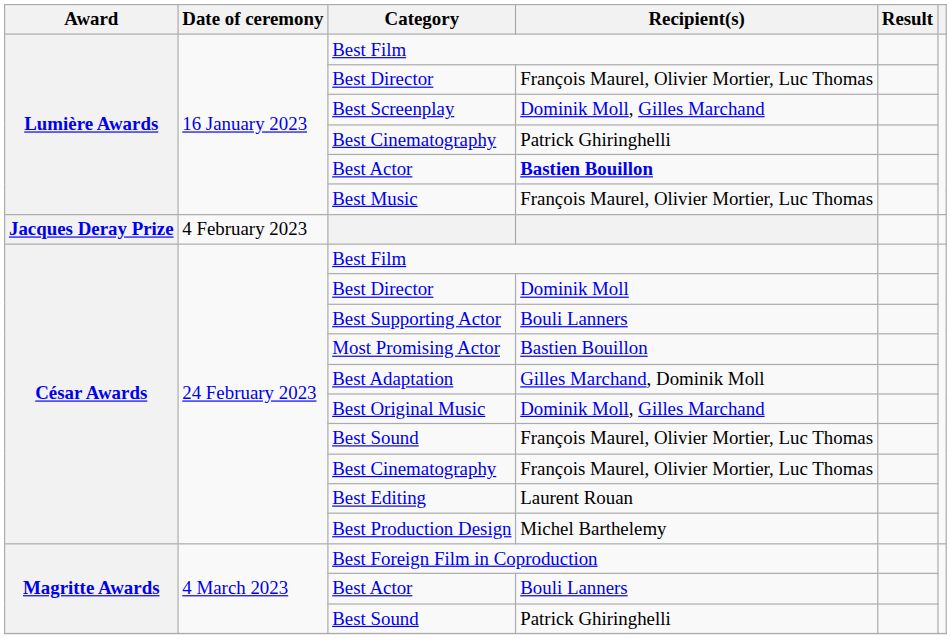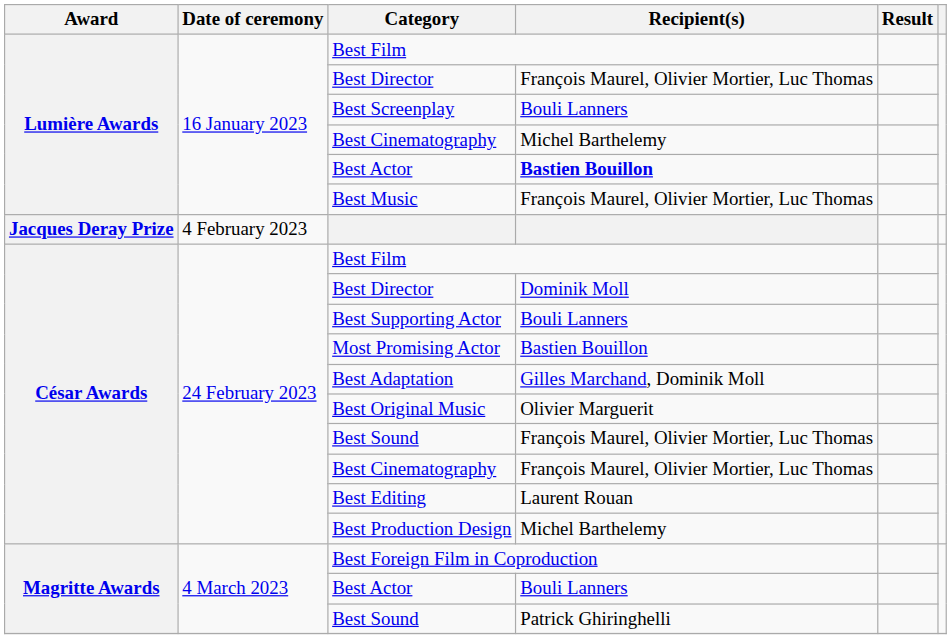(642, 109) Dominik Moll, Gilles Marchand -> (574, 109) Bouli Lanners
(595, 139) Patrick Ghiringhelli -> (593, 139) Michel Barthelemy
(642, 408) Dominik Moll, Gilles Marchand -> (587, 408) Olivier Marguerit
